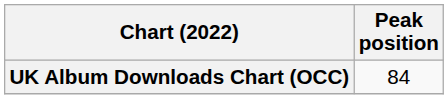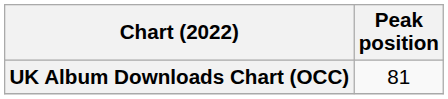(399, 76) 84 -> (399, 76) 81
